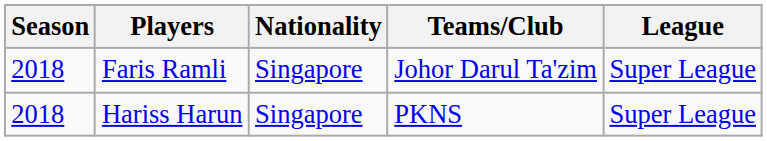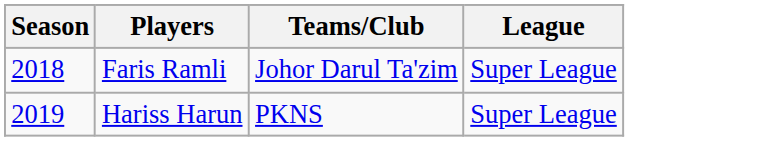- column: (318, 25)
(38, 113) 2018 -> (38, 113) 2019
